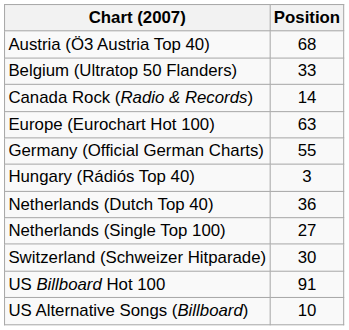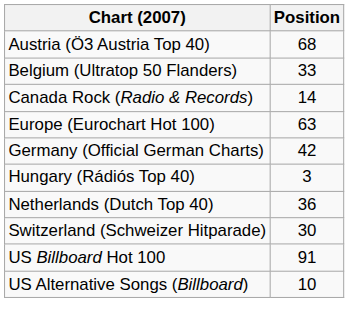(307, 151) 55 -> (307, 151) 42
- row: (117, 230)
